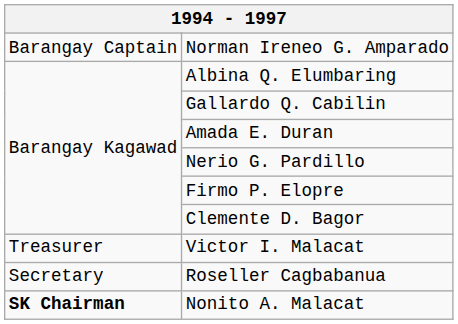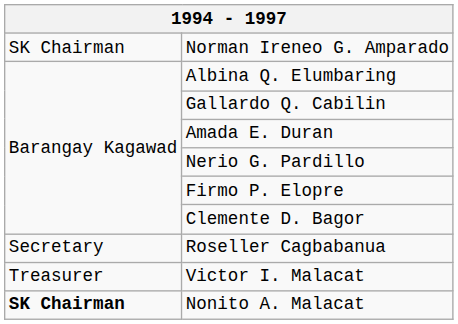(93, 48) Barangay Captain -> (67, 48) SK Chairman
rows swapped: (286, 276) <-> (275, 248)
